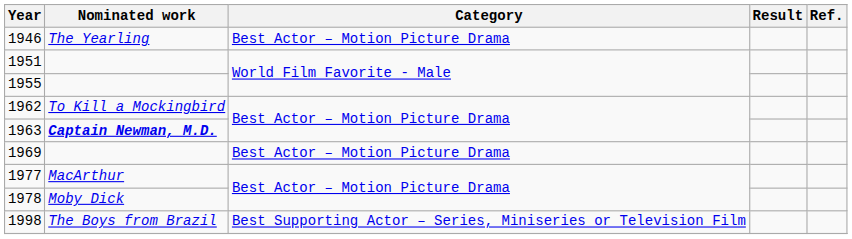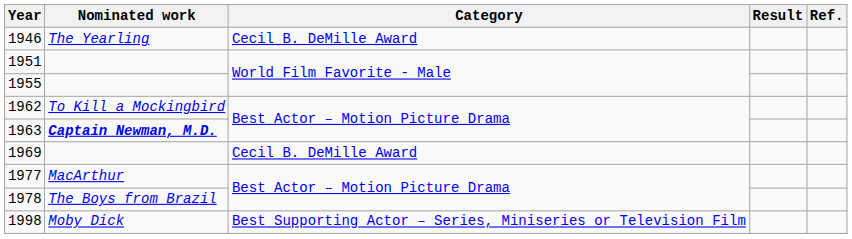(371, 39) Best Actor – Motion Picture Drama -> (325, 39) Cecil B. DeMille Award
(371, 153) Best Actor – Motion Picture Drama -> (325, 153) Cecil B. DeMille Award
(86, 199) Moby Dick -> (133, 199) The Boys from Brazil
(133, 222) The Boys from Brazil -> (86, 222) Moby Dick
